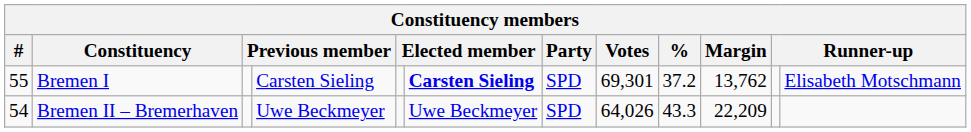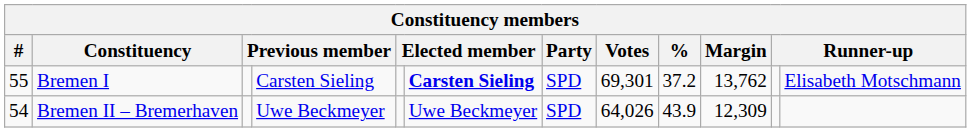(679, 111) 43.3 -> (679, 111) 43.9
(740, 111) 22,209 -> (740, 111) 12,309
